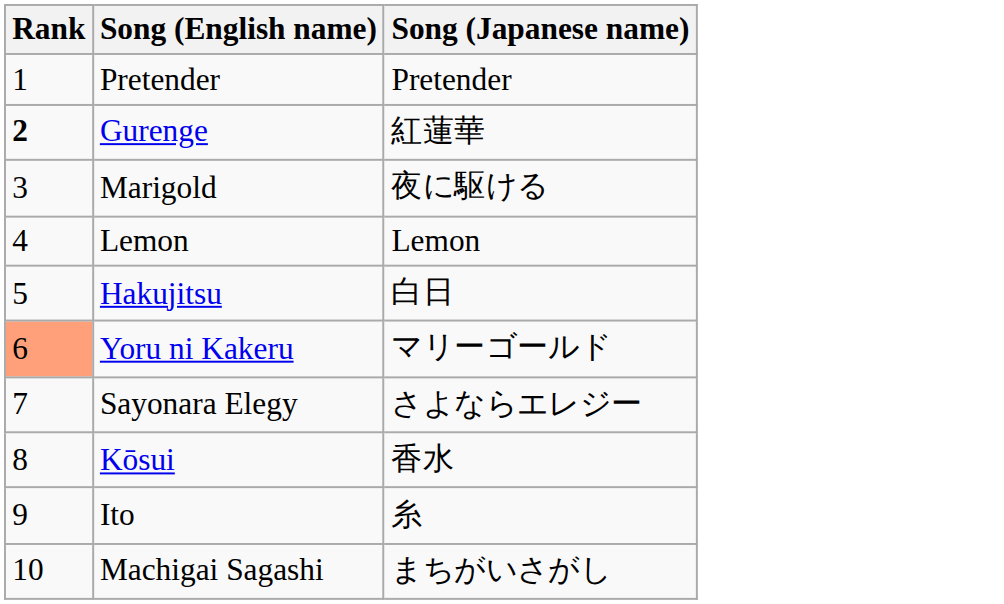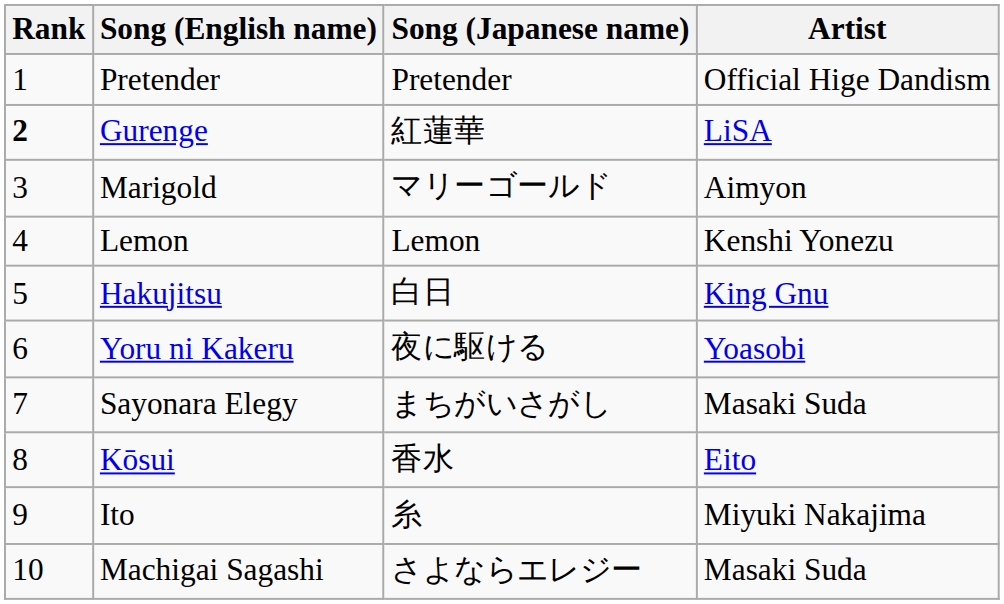+ column: (847, 29)
(470, 186) 夜に駆ける -> (501, 186) マリーゴールド
(20, 348) lightsalmon background -> (20, 348) no background
(501, 347) マリーゴールド -> (470, 347) 夜に駆ける
(517, 402) さよならエレジー -> (501, 402) まちがいさがし
(501, 569) まちがいさがし -> (517, 569) さよならエレジー
